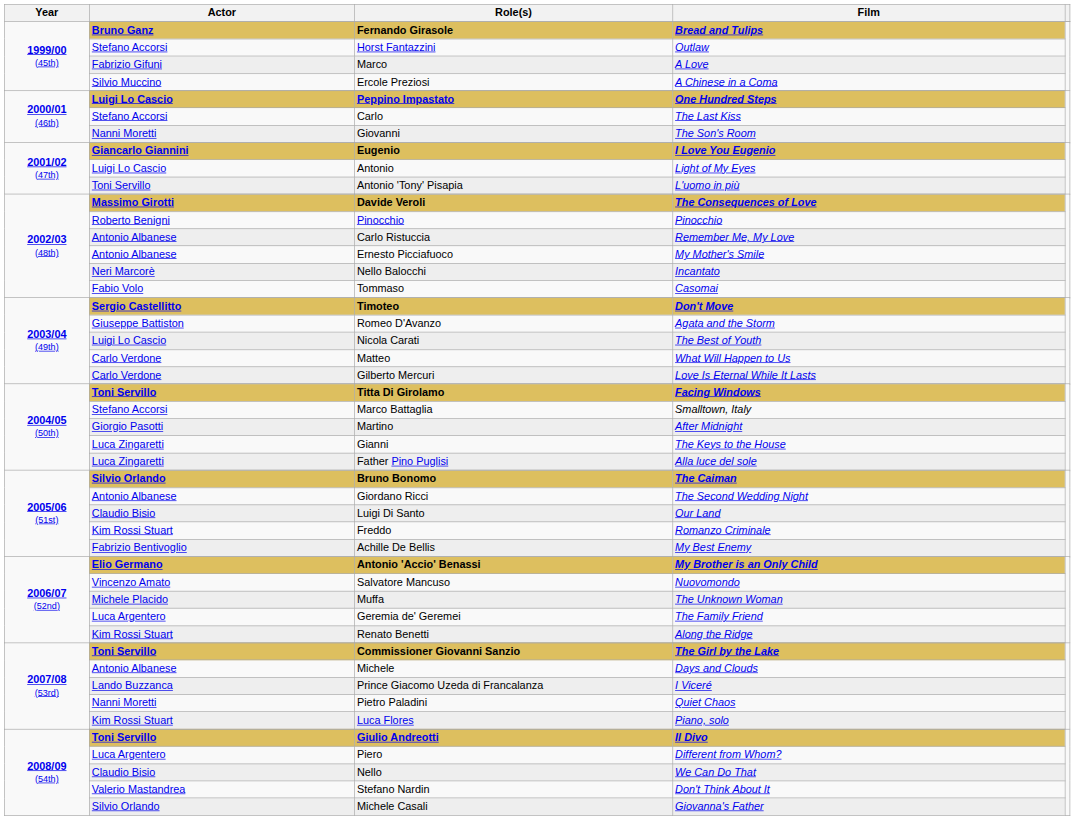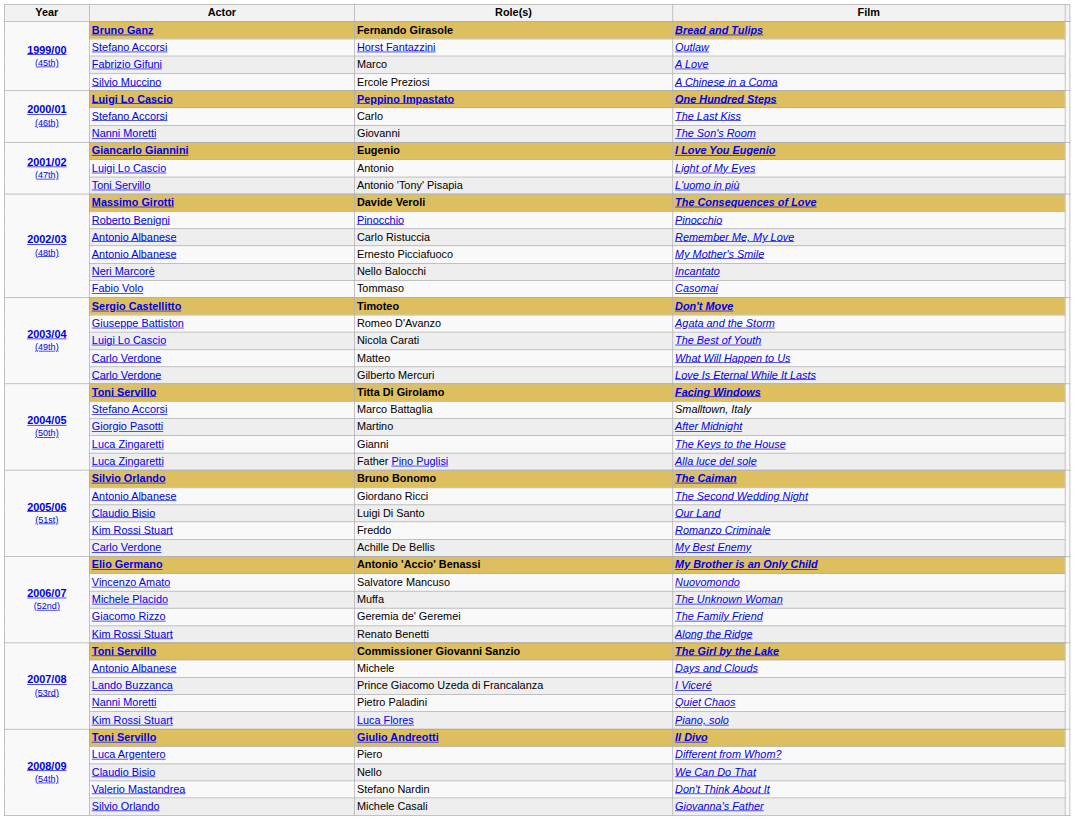(139, 548) Fabrizio Bentivoglio -> (127, 548) Carlo Verdone
(129, 617) Luca Argentero -> (129, 617) Giacomo Rizzo
